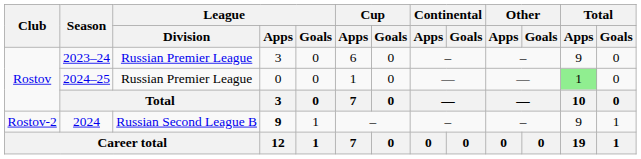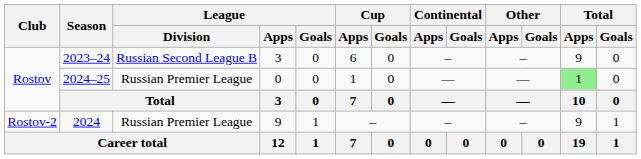(187, 57) Russian Premier League -> (187, 57) Russian Second League B
(187, 121) Russian Second League B -> (187, 121) Russian Premier League
(278, 121) bold -> (278, 121) normal
